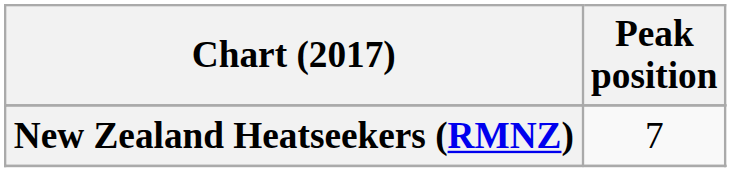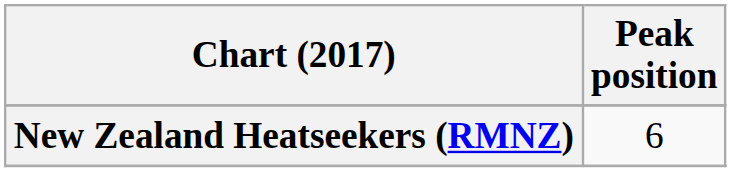(654, 135) 7 -> (654, 135) 6
